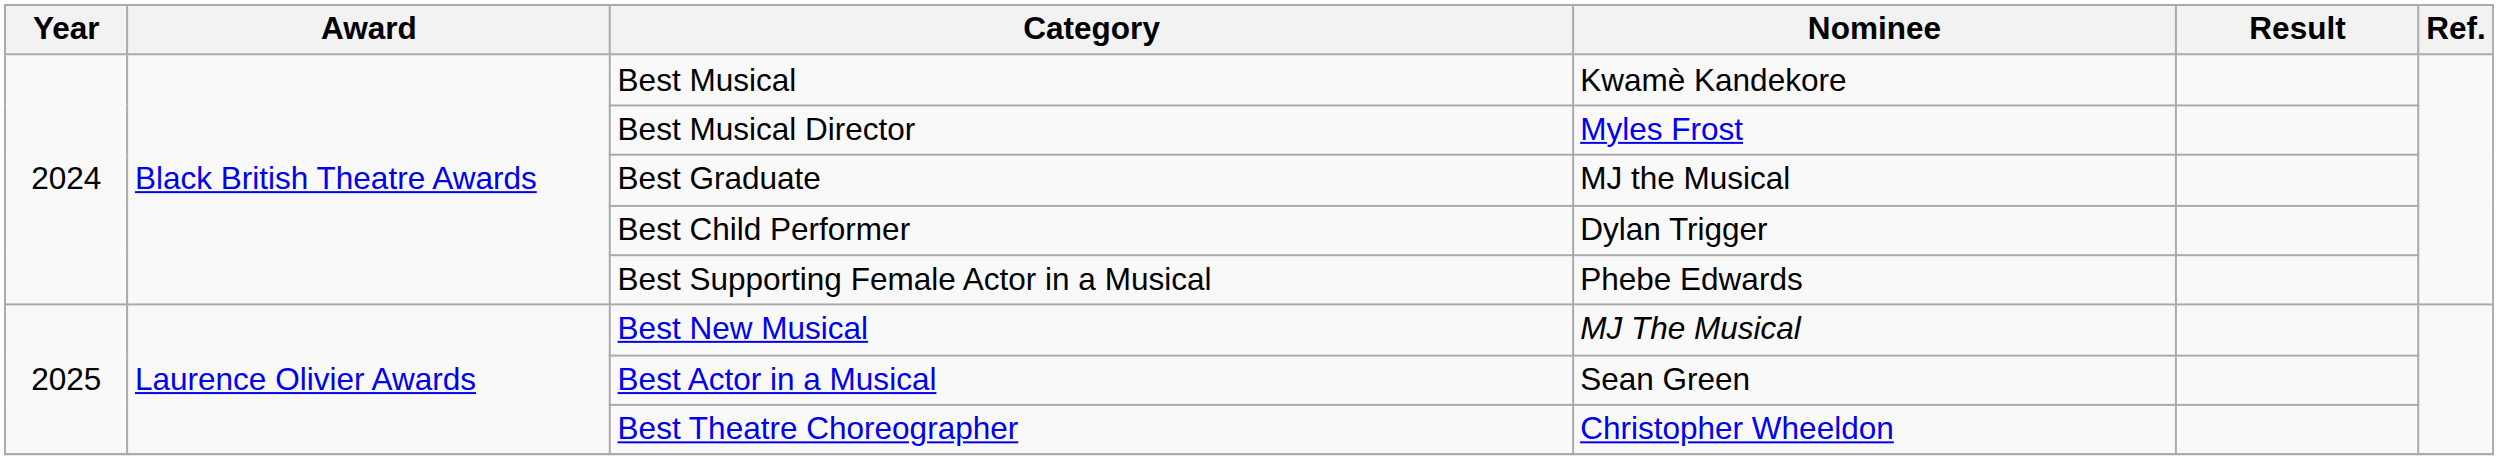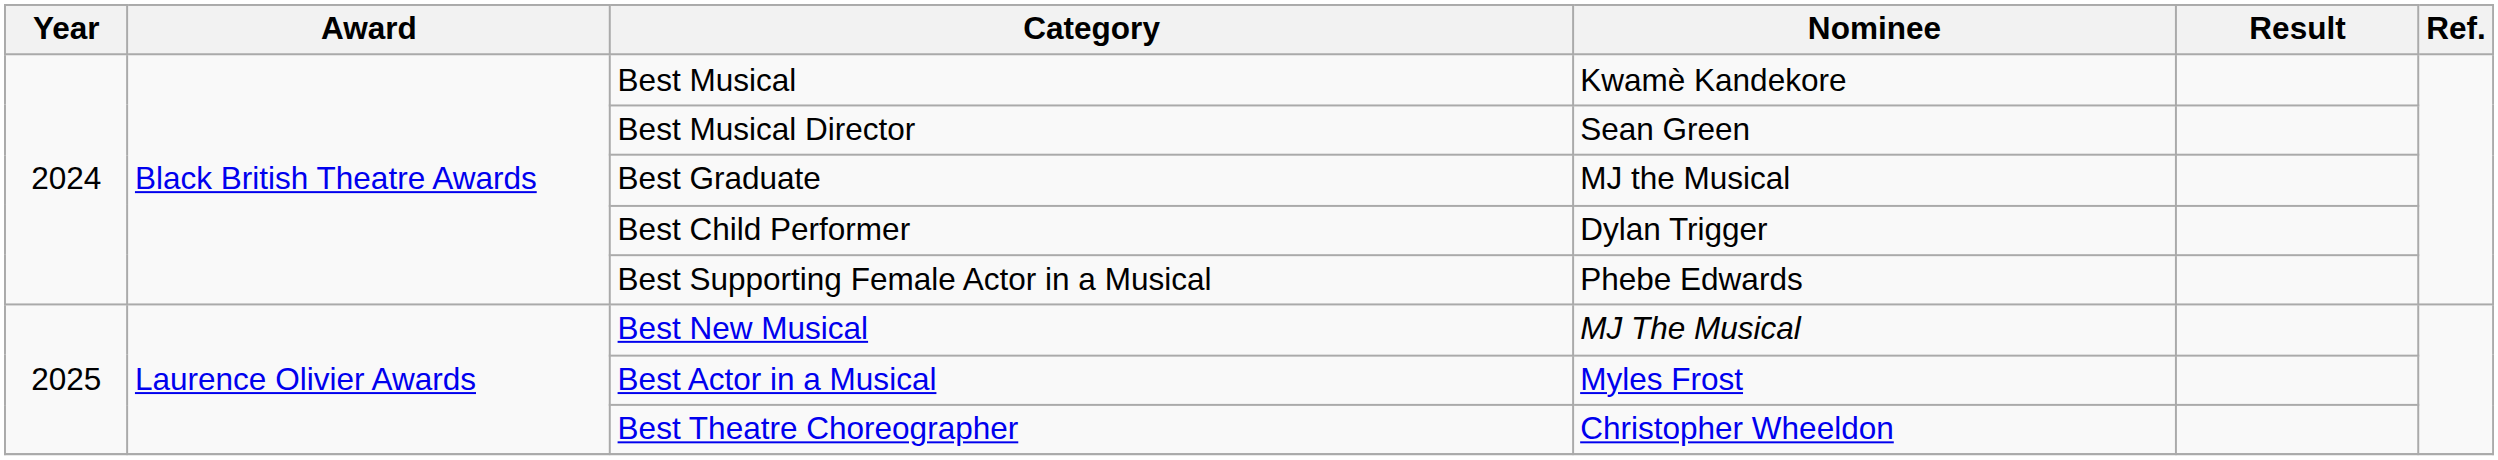(1662, 129) Myles Frost -> (1665, 129) Sean Green
(1665, 379) Sean Green -> (1662, 379) Myles Frost
